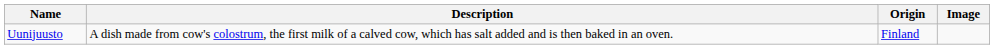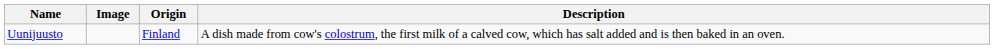columns swapped: (963, 14) <-> (482, 14)
